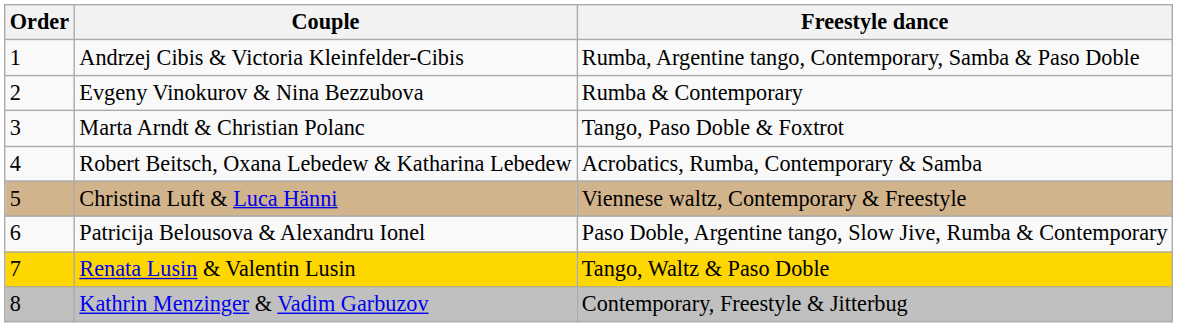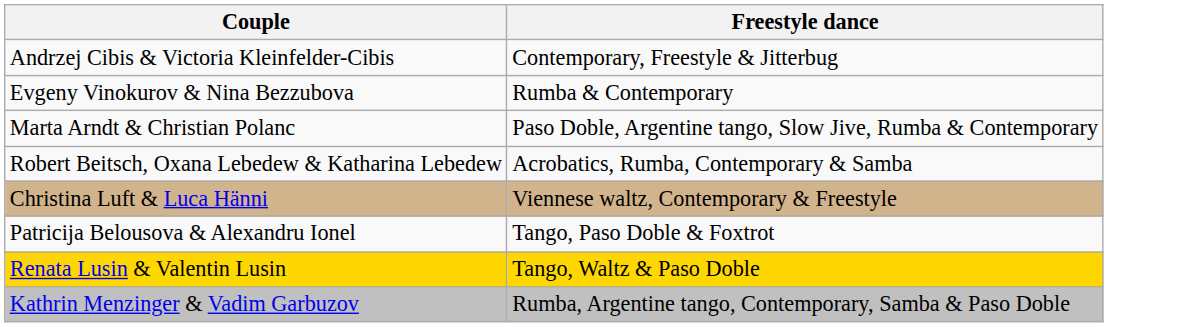- column: (39, 22)
(861, 57) Rumba, Argentine tango, Contemporary, Samba & Paso Doble -> (675, 57) Contemporary, Freestyle & Jitterbug
(713, 127) Tango, Paso Doble & Foxtrot -> (805, 127) Paso Doble, Argentine tango, Slow Jive, Rumba & Contemporary
(875, 233) Paso Doble, Argentine tango, Slow Jive, Rumba & Contemporary -> (643, 233) Tango, Paso Doble & Foxtrot
(745, 304) Contemporary, Freestyle & Jitterbug -> (791, 304) Rumba, Argentine tango, Contemporary, Samba & Paso Doble
